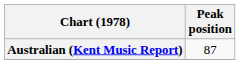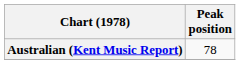(210, 49) 87 -> (210, 49) 78
